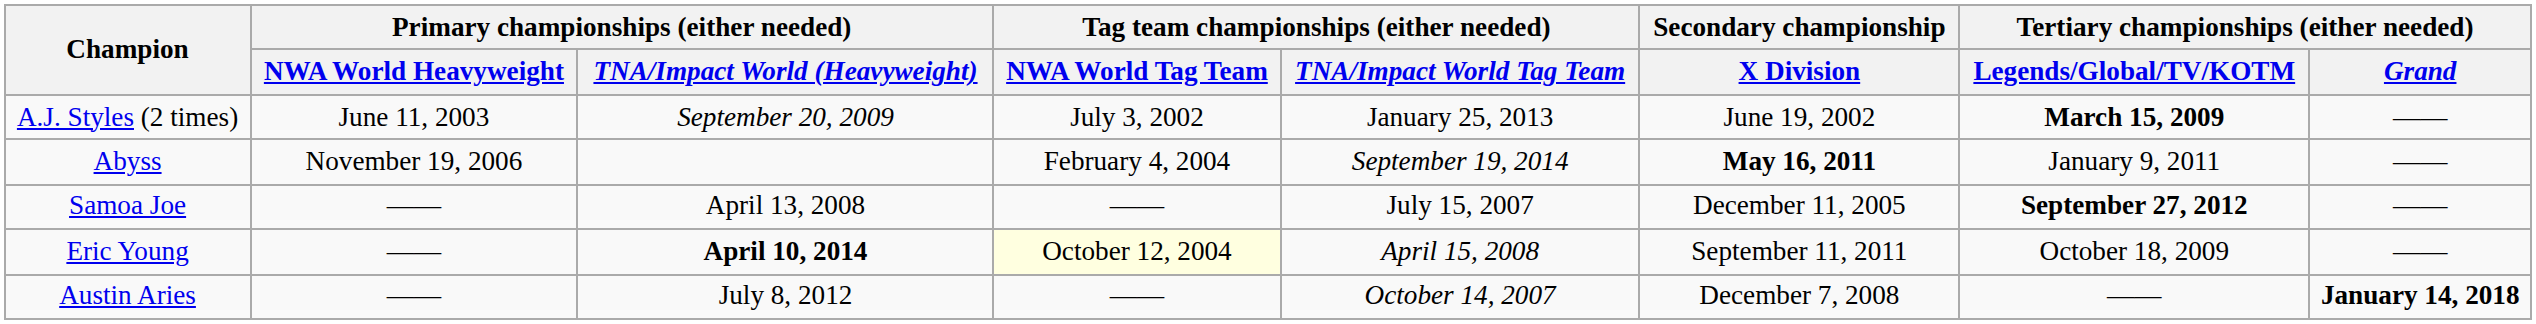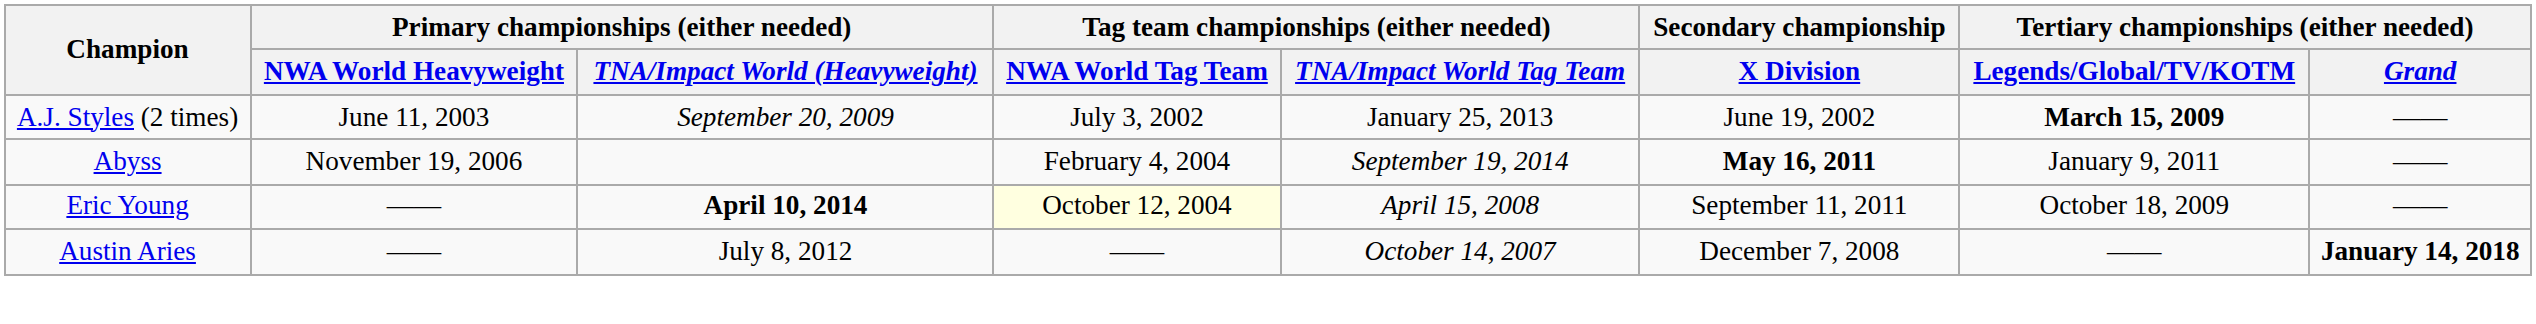- row: (128, 206)
